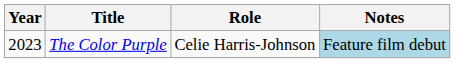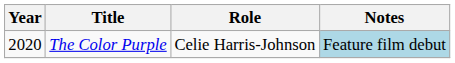(25, 44) 2023 -> (25, 44) 2020
